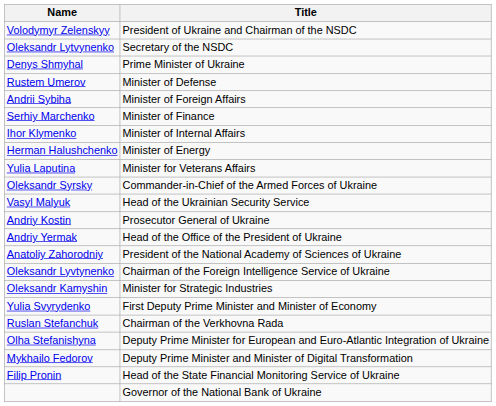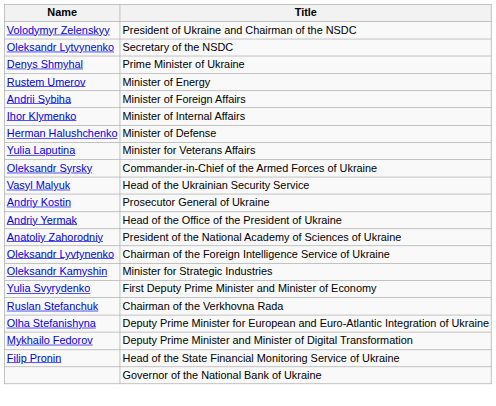(169, 82) Minister of Defense -> (166, 82) Minister of Energy
- row: (51, 116)
(166, 151) Minister of Energy -> (169, 133) Minister of Defense
